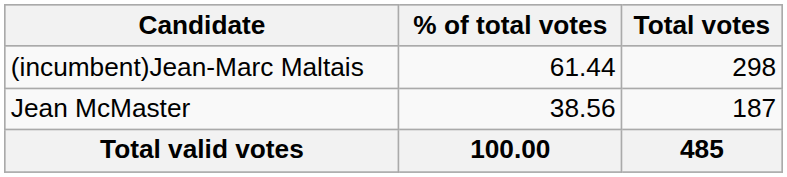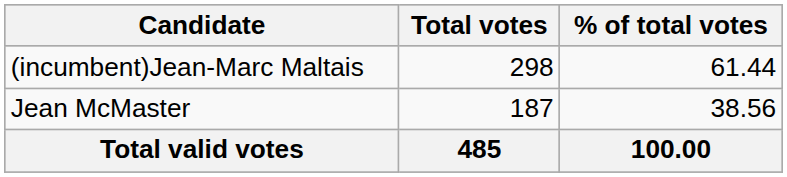columns swapped: (702, 25) <-> (510, 25)
